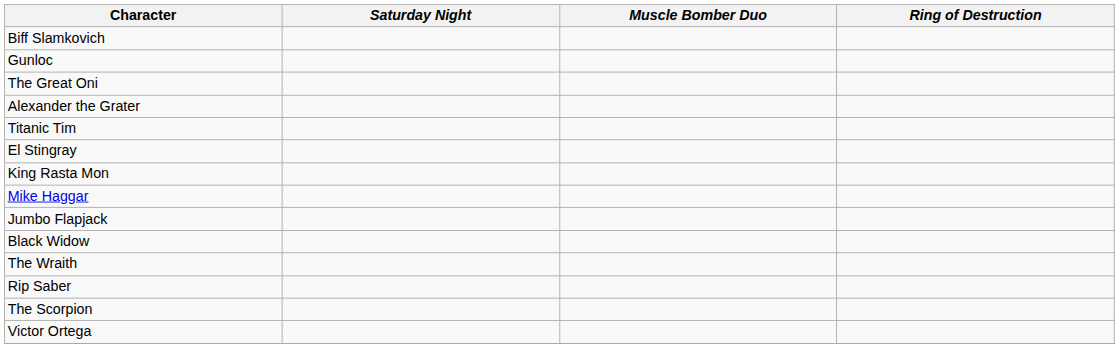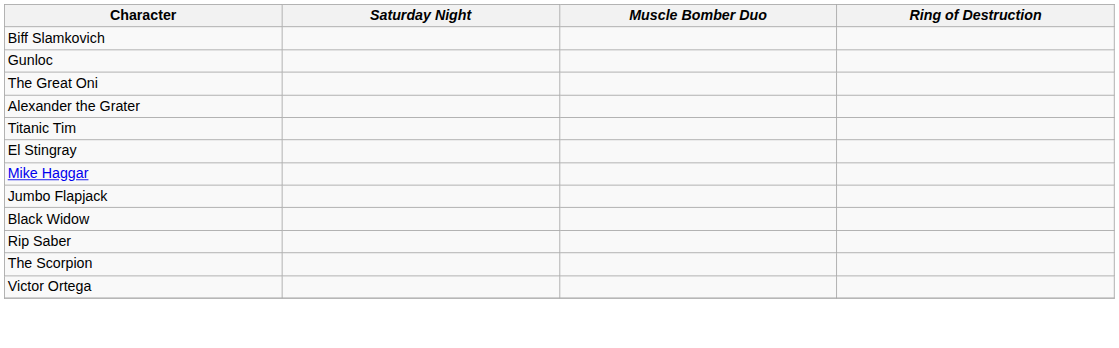- row: (58, 173)
- row: (42, 264)
